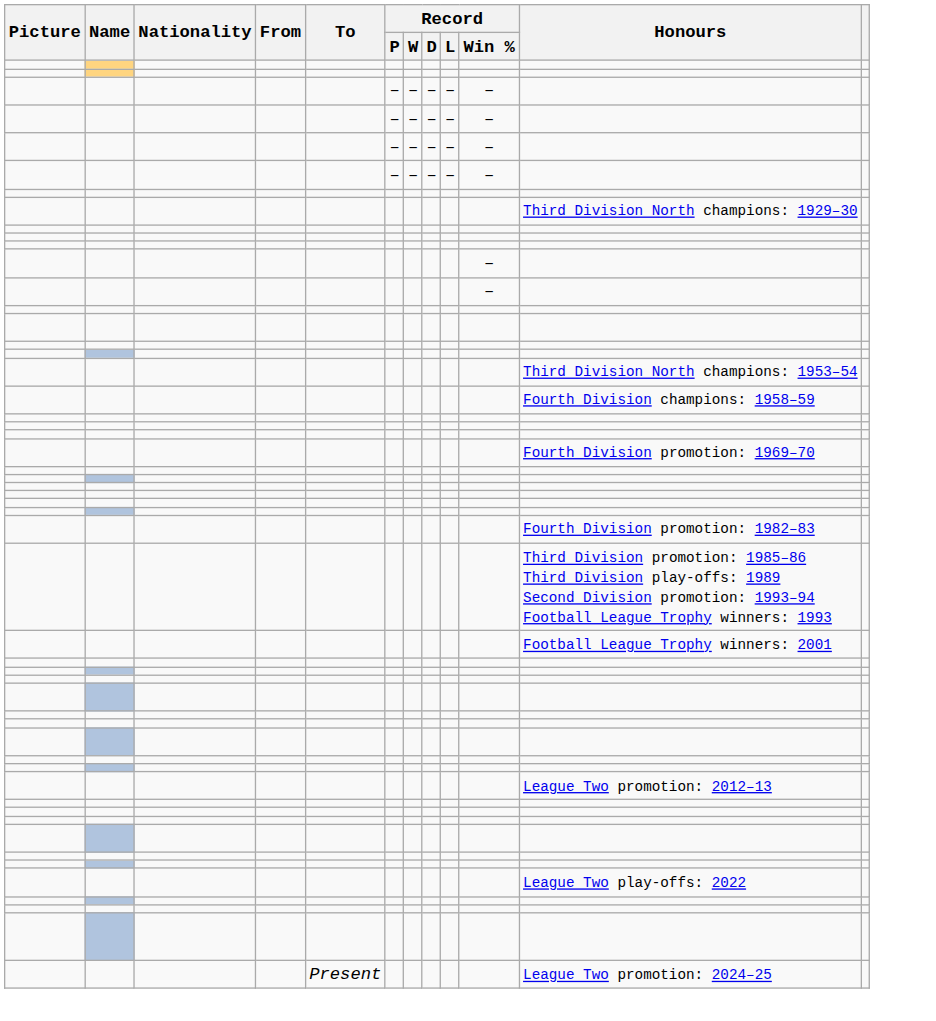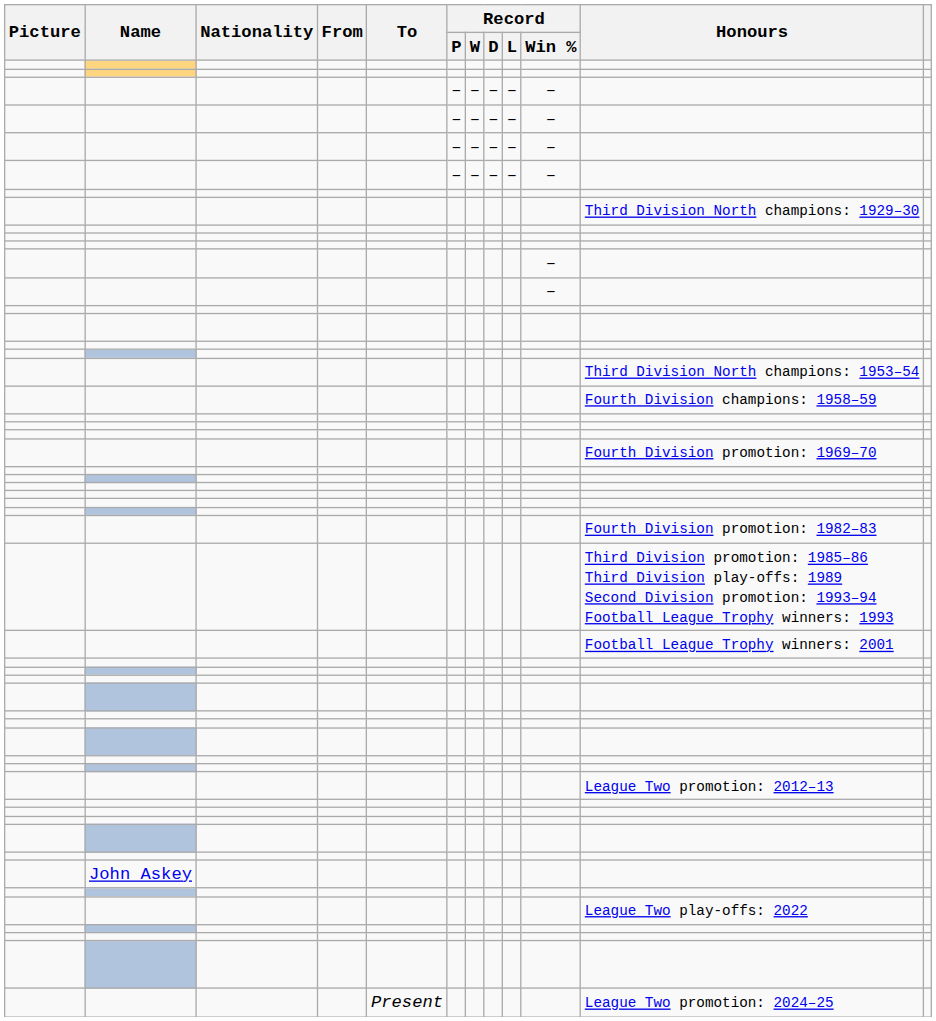+ row: (45, 874)
